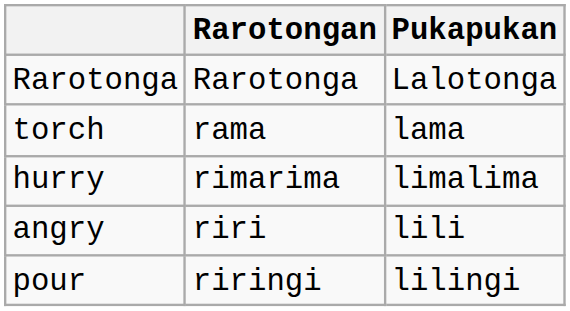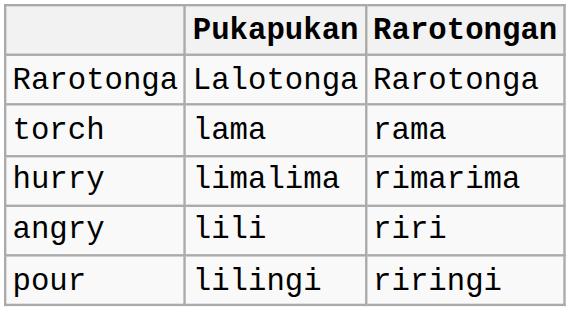columns swapped: (474, 30) <-> (285, 30)
